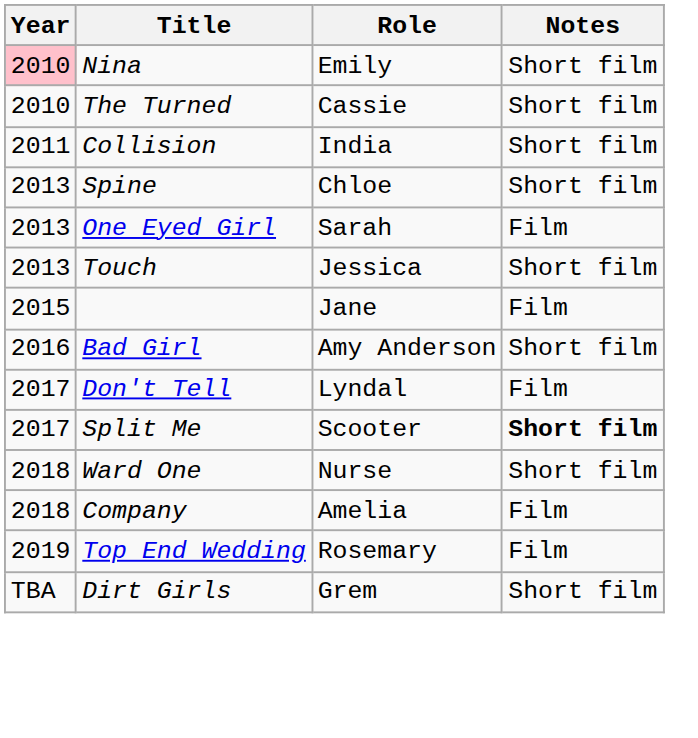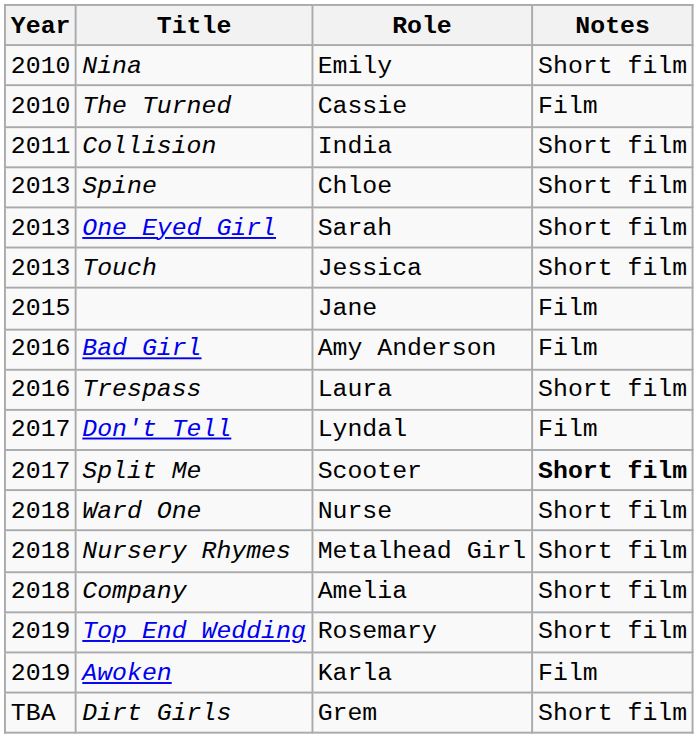(41, 66) pink background -> (41, 66) no background
(583, 106) Short film -> (568, 106) Film
(538, 228) Film -> (613, 228) Short film
(583, 349) Short film -> (568, 349) Film
+ row: (142, 389)
+ row: (187, 551)
(538, 511) Film -> (613, 592) Short film
(538, 551) Film -> (613, 632) Short film
+ row: (127, 673)
